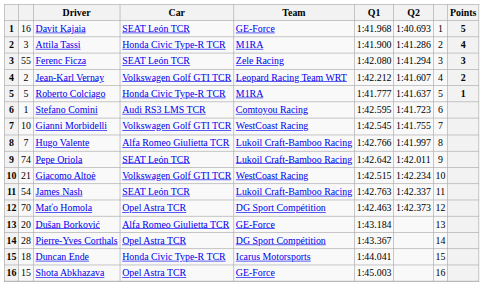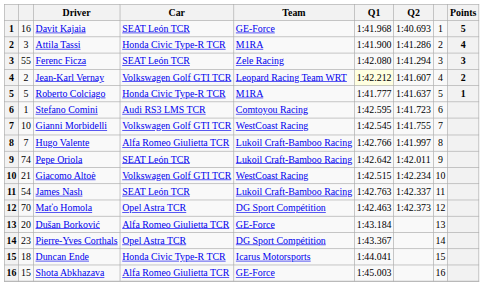(374, 77) no background -> (374, 77) lightyellow background
(26, 240) 28 -> (26, 240) 23
(154, 273) Opel Astra TCR -> (176, 273) Alfa Romeo Giulietta TCR
